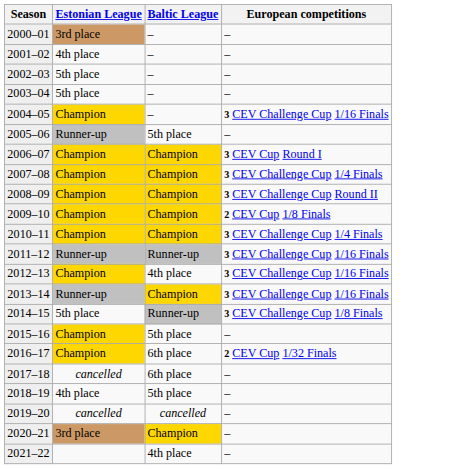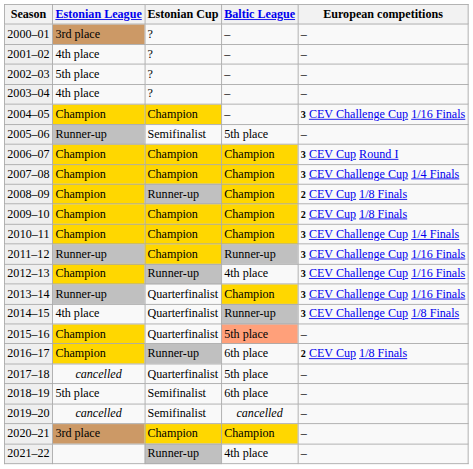+ column: (183, 14)
(77, 93) 5th place -> (77, 93) 4th place
(301, 193) 3 CEV Challenge Cup Round II -> (354, 193) 2 CEV Cup 1/8 Finals
(77, 313) 5th place -> (77, 313) 4th place
(170, 333) no background -> (246, 333) lightsalmon background
(280, 353) 2 CEV Cup 1/32 Finals -> (354, 353) 2 CEV Cup 1/8 Finals
(170, 373) 6th place -> (246, 373) 5th place
(77, 393) 4th place -> (77, 393) 5th place
(170, 393) 5th place -> (246, 393) 6th place
